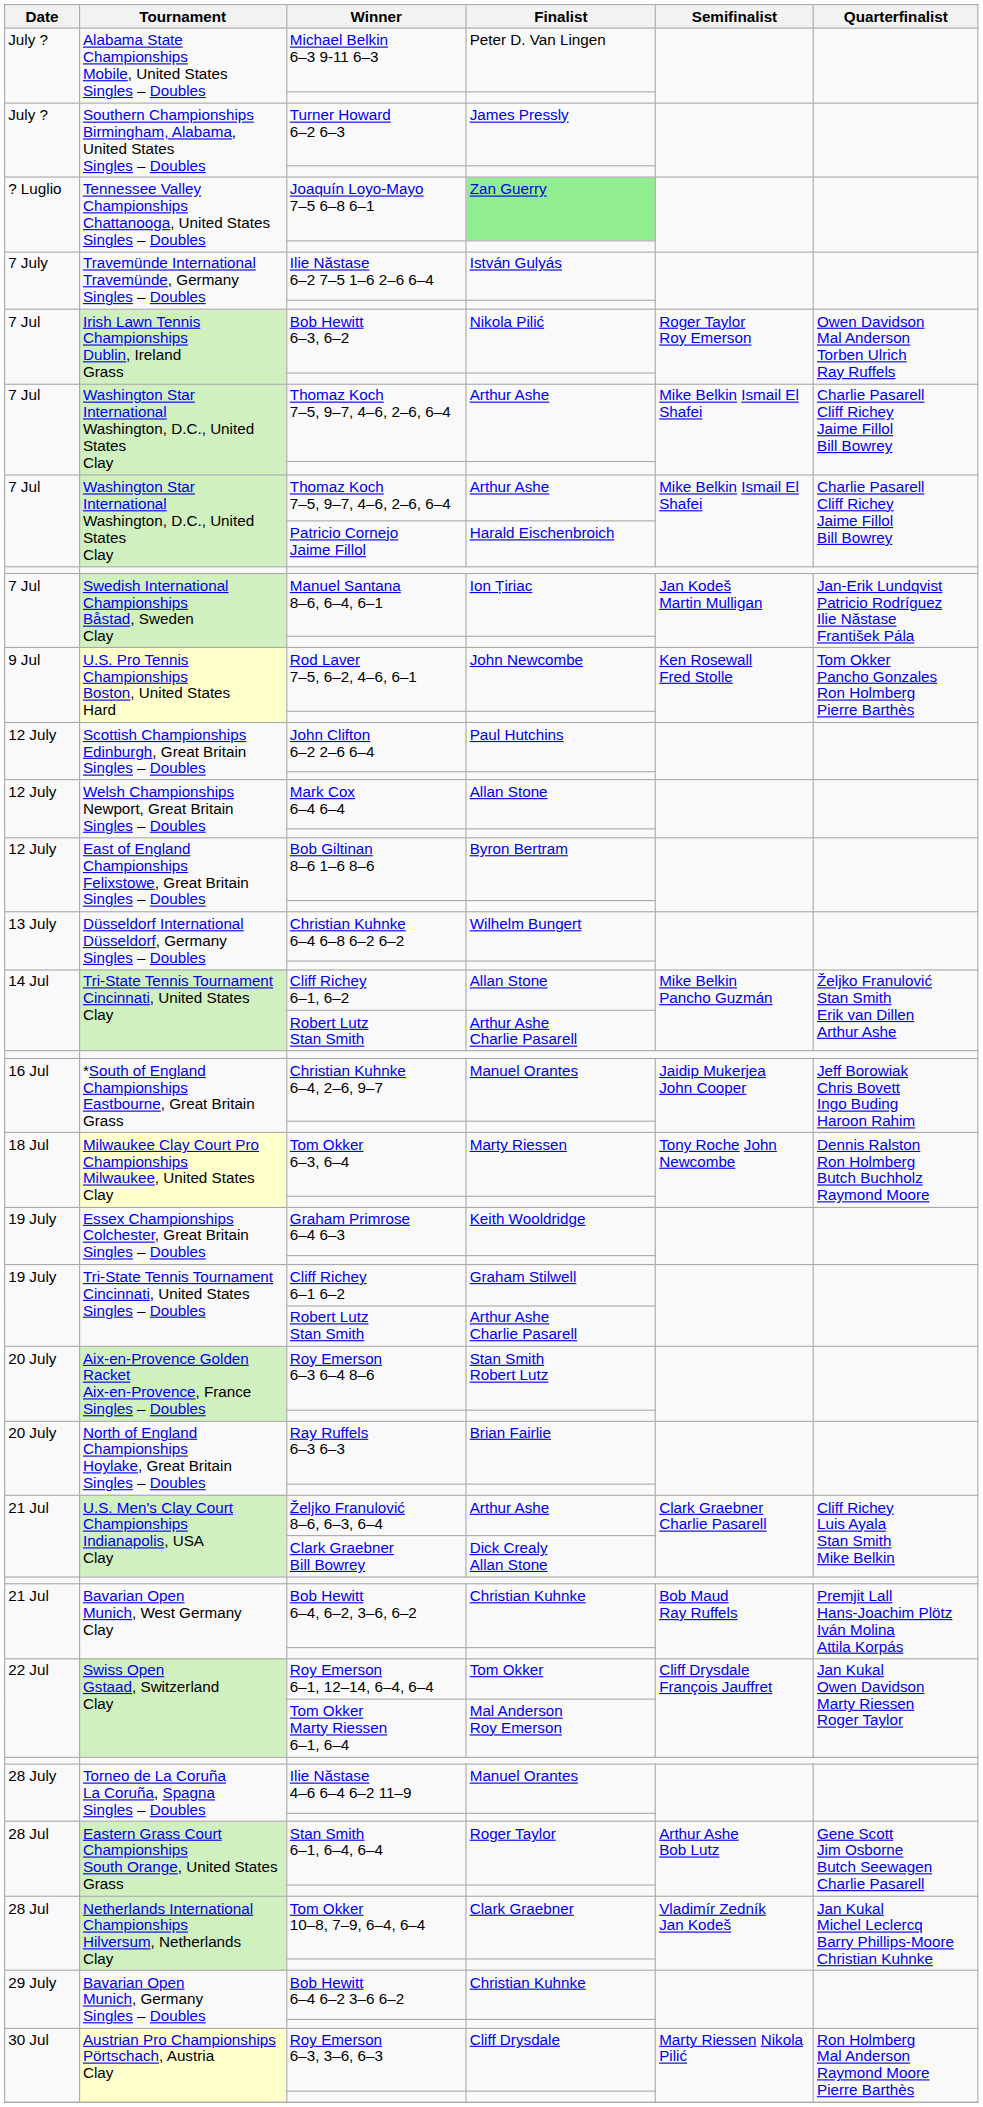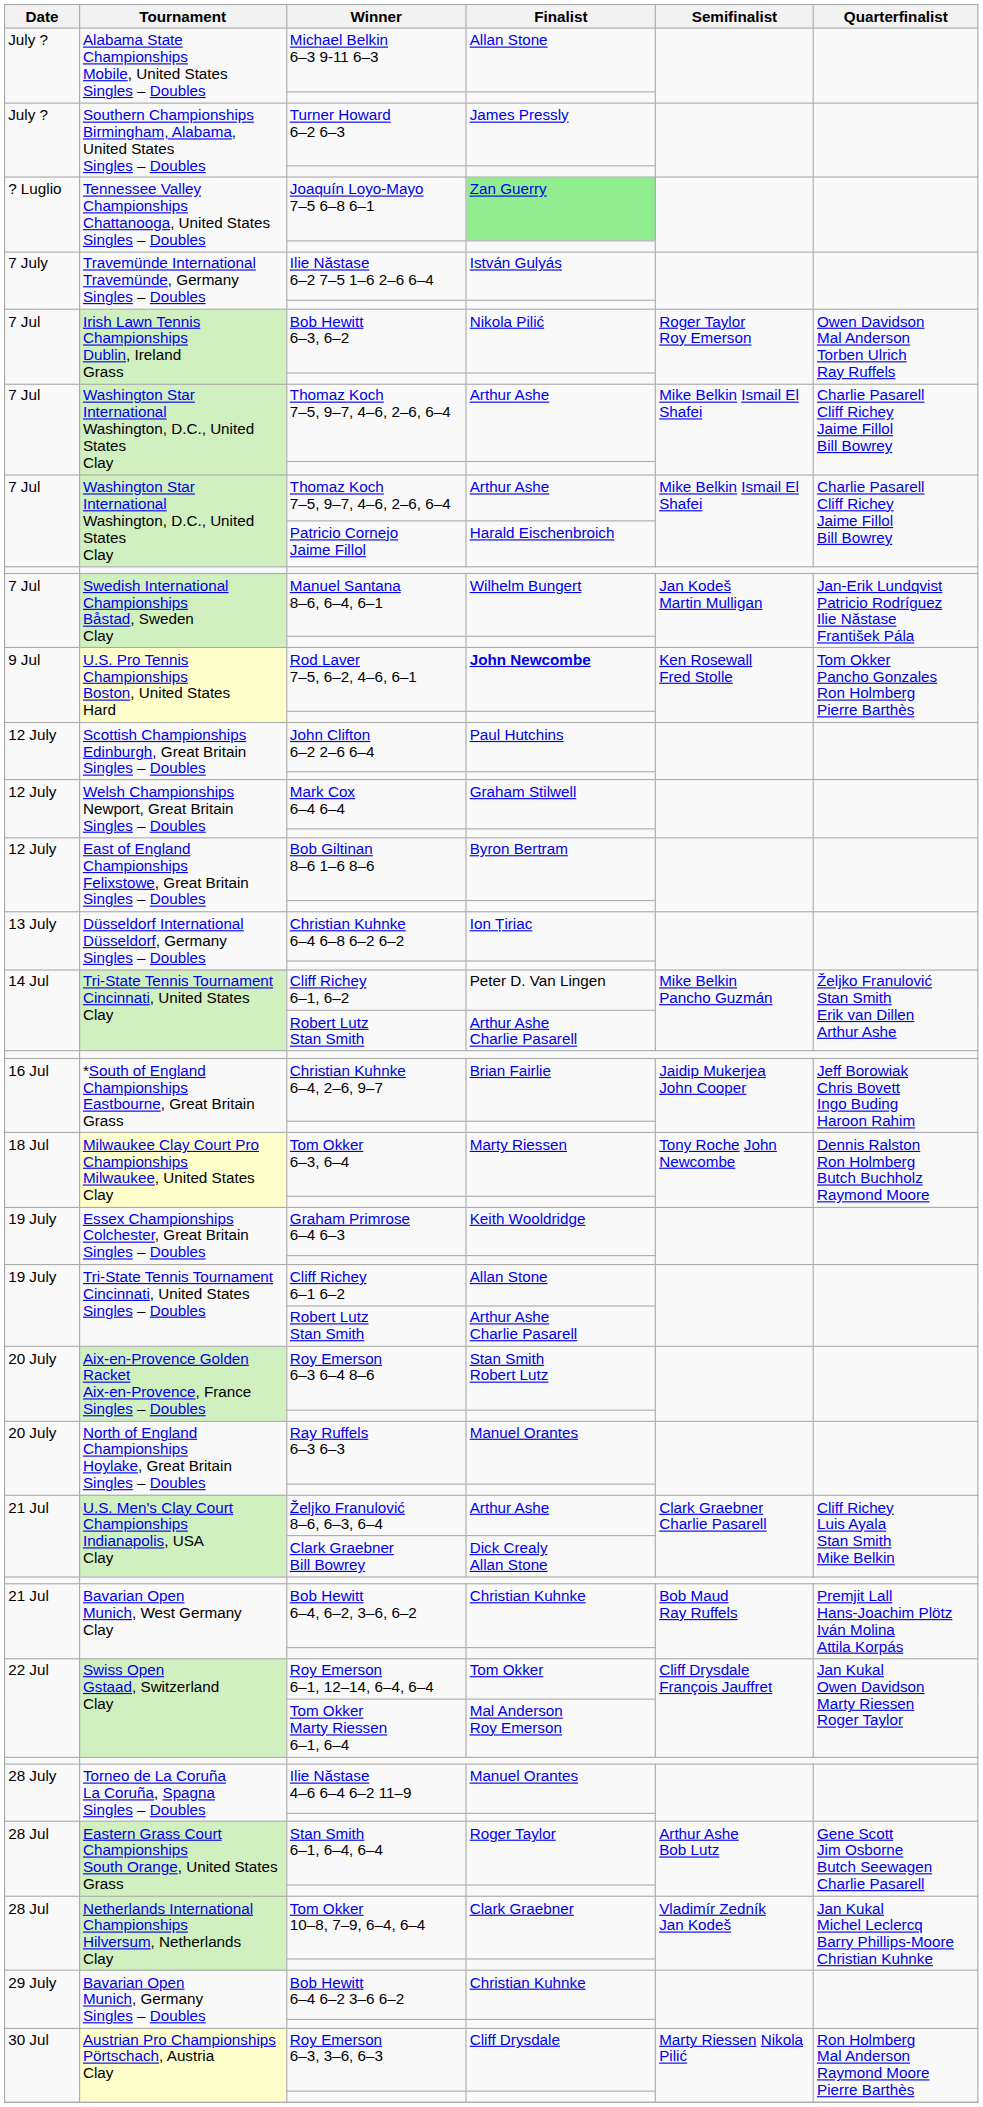(538, 40) Peter D. Van Lingen -> (509, 40) Allan Stone
(501, 585) Ion Țiriac -> (526, 585) Wilhelm Bungert
(526, 659) normal -> (530, 659) bold
(509, 791) Allan Stone -> (523, 791) Graham Stilwell
(526, 923) Wilhelm Bungert -> (501, 923) Ion Țiriac
(509, 981) Allan Stone -> (538, 981) Peter D. Van Lingen
(524, 1070) Manuel Orantes -> (510, 1070) Brian Fairlie
(523, 1276) Graham Stilwell -> (509, 1276) Allan Stone
(510, 1432) Brian Fairlie -> (524, 1432) Manuel Orantes
